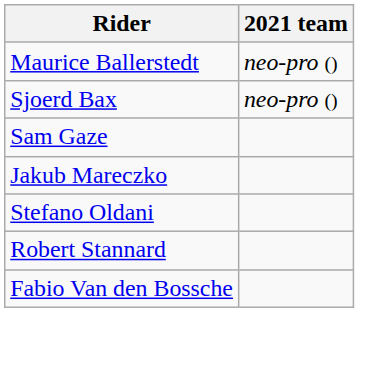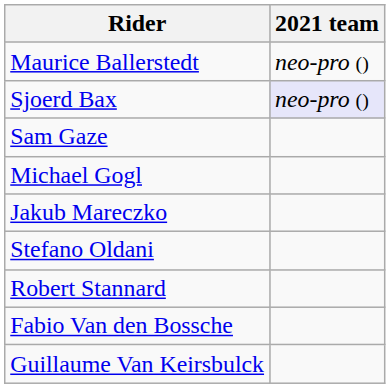(291, 99) no background -> (322, 99) lavender background
+ row: (76, 174)
+ row: (137, 363)
